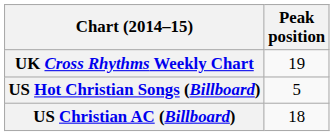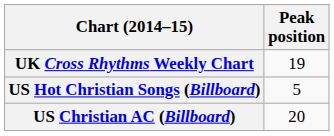(297, 116) 18 -> (297, 116) 20
